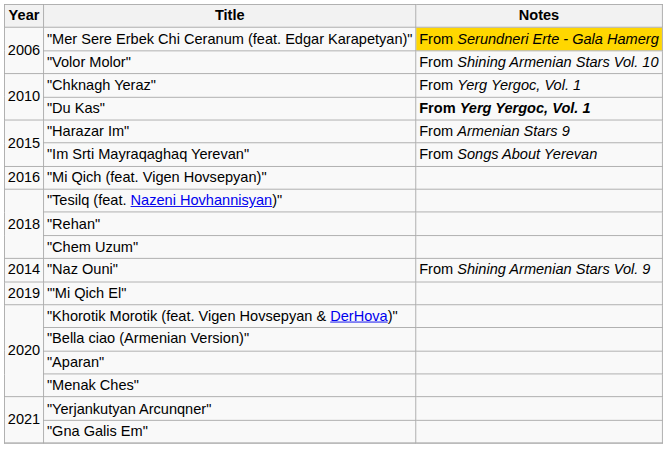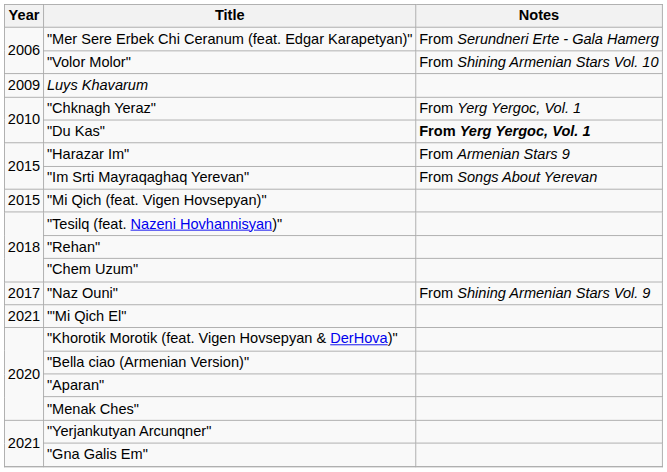(539, 39) gold background -> (539, 39) no background
+ row: (97, 85)
(24, 177) 2016 -> (24, 200) 2015
(24, 270) 2014 -> (24, 293) 2017
(24, 293) 2019 -> (24, 316) 2021
